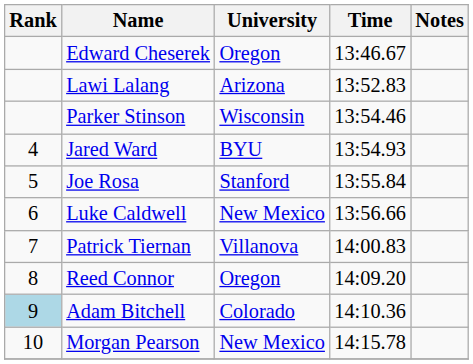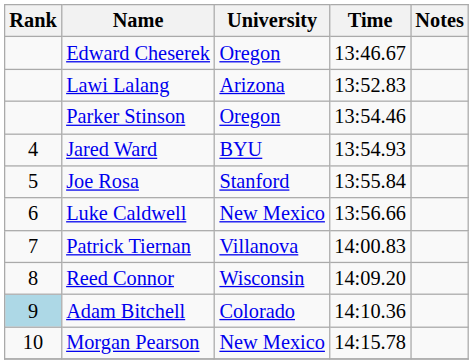(262, 117) Wisconsin -> (250, 117) Oregon
(250, 278) Oregon -> (262, 278) Wisconsin
